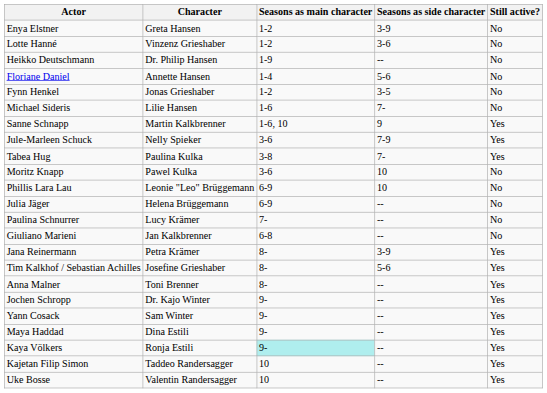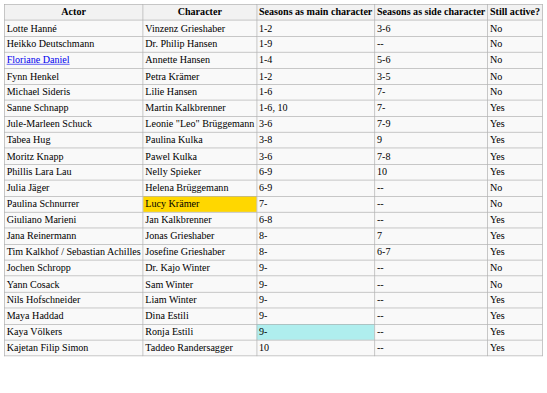- row: (33, 28)
(180, 92) Jonas Grieshaber -> (172, 76) Petra Krämer
(380, 124) 9 -> (381, 108) 7-
(173, 140) Nelly Spieker -> (200, 124) Leonie "Leo" Brüggemann
(381, 156) 7- -> (380, 140) 9
(382, 172) 10 -> (384, 156) 7-8
(496, 172) No -> (497, 156) Yes
(200, 188) Leonie "Leo" Brüggemann -> (173, 172) Nelly Spieker
(496, 188) No -> (497, 172) Yes
(172, 220) no background -> (172, 204) gold background
(496, 236) No -> (497, 220) Yes
(172, 252) Petra Krämer -> (180, 236) Jonas Grieshaber
(384, 252) 3-9 -> (380, 236) 7
(384, 268) 5-6 -> (384, 252) 6-7
- row: (33, 284)
(497, 300) Yes -> (496, 268) No
(497, 316) Yes -> (496, 284) No
+ row: (43, 300)
- row: (28, 380)
